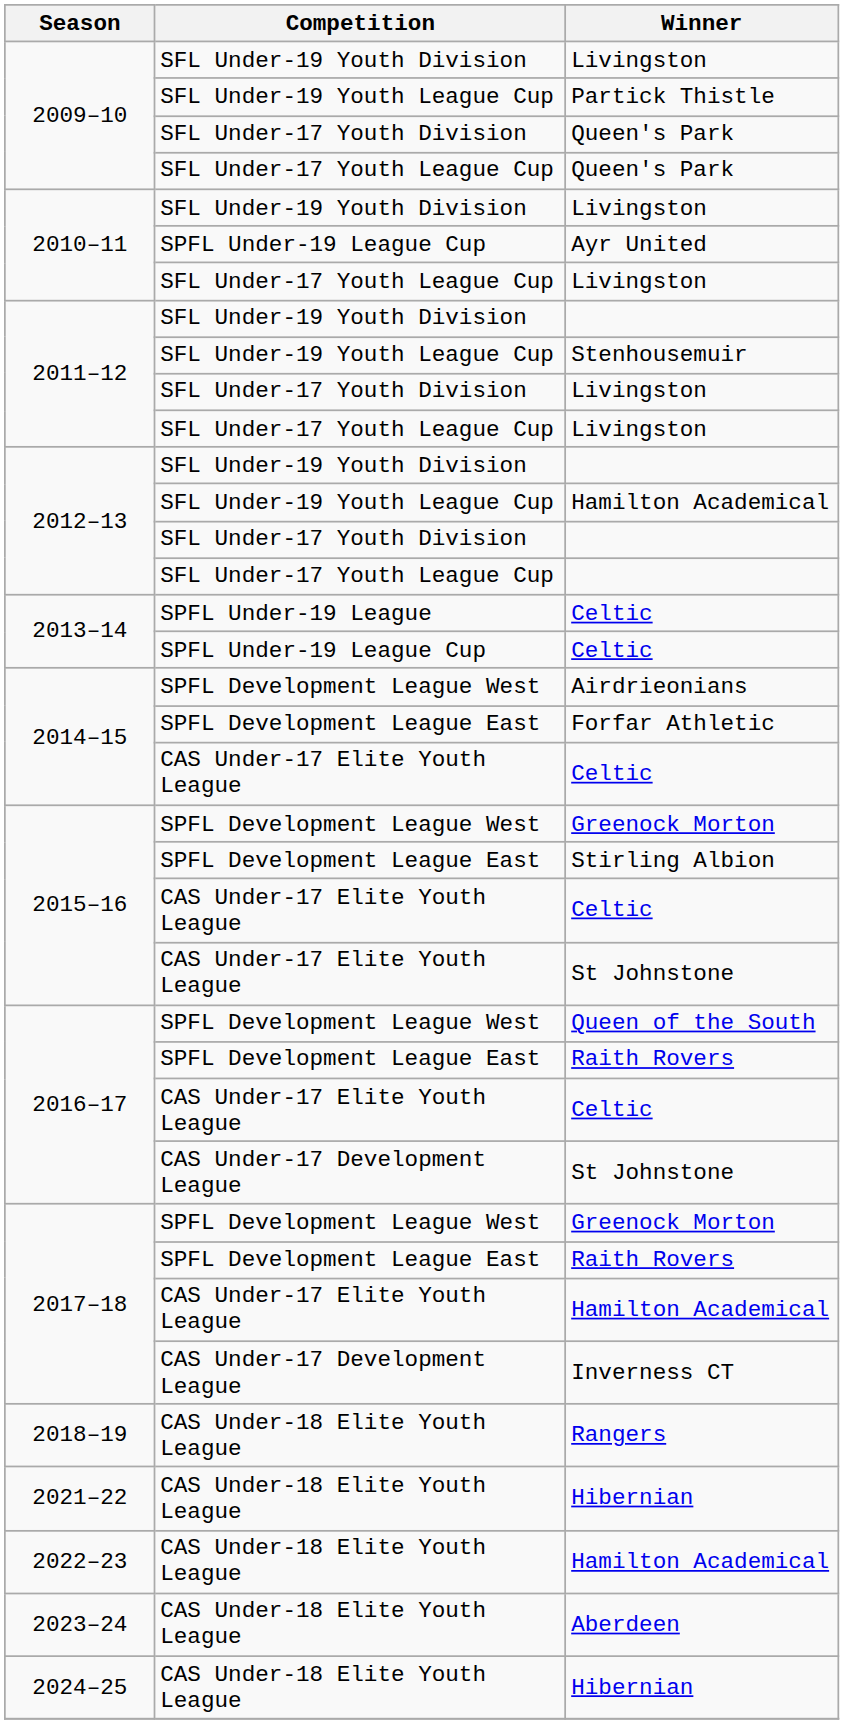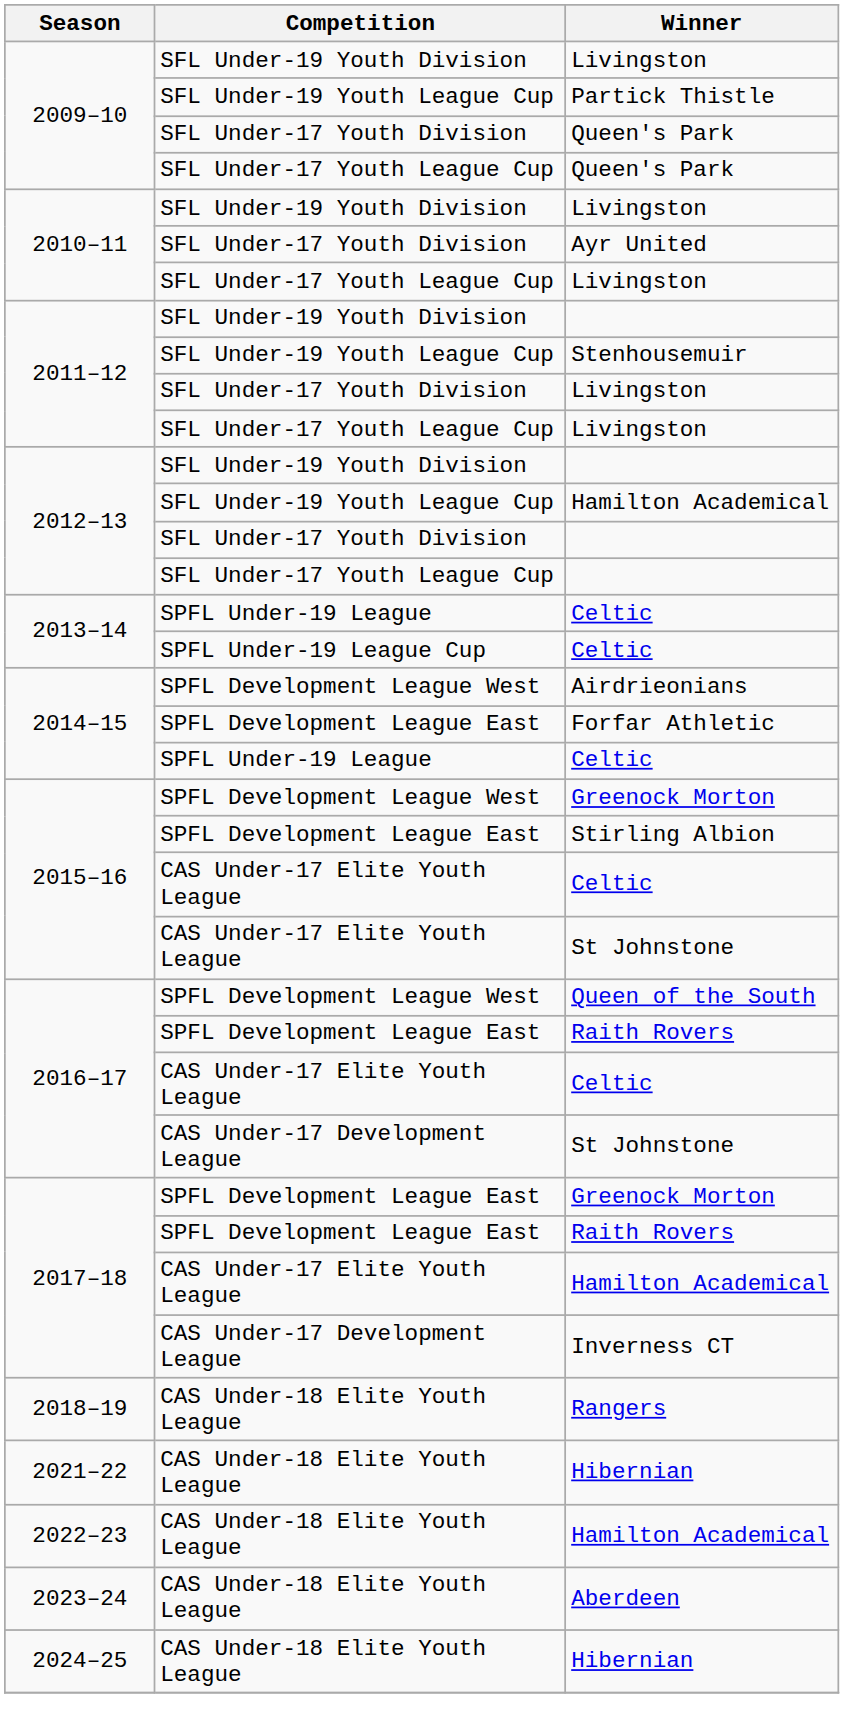(323, 245) SPFL Under-19 League Cup -> (343, 245) SFL Under-17 Youth Division
(323, 774) CAS Under-17 Elite Youth League -> (296, 761) SPFL Under-19 League
(350, 1223) SPFL Development League West -> (350, 1197) SPFL Development League East
